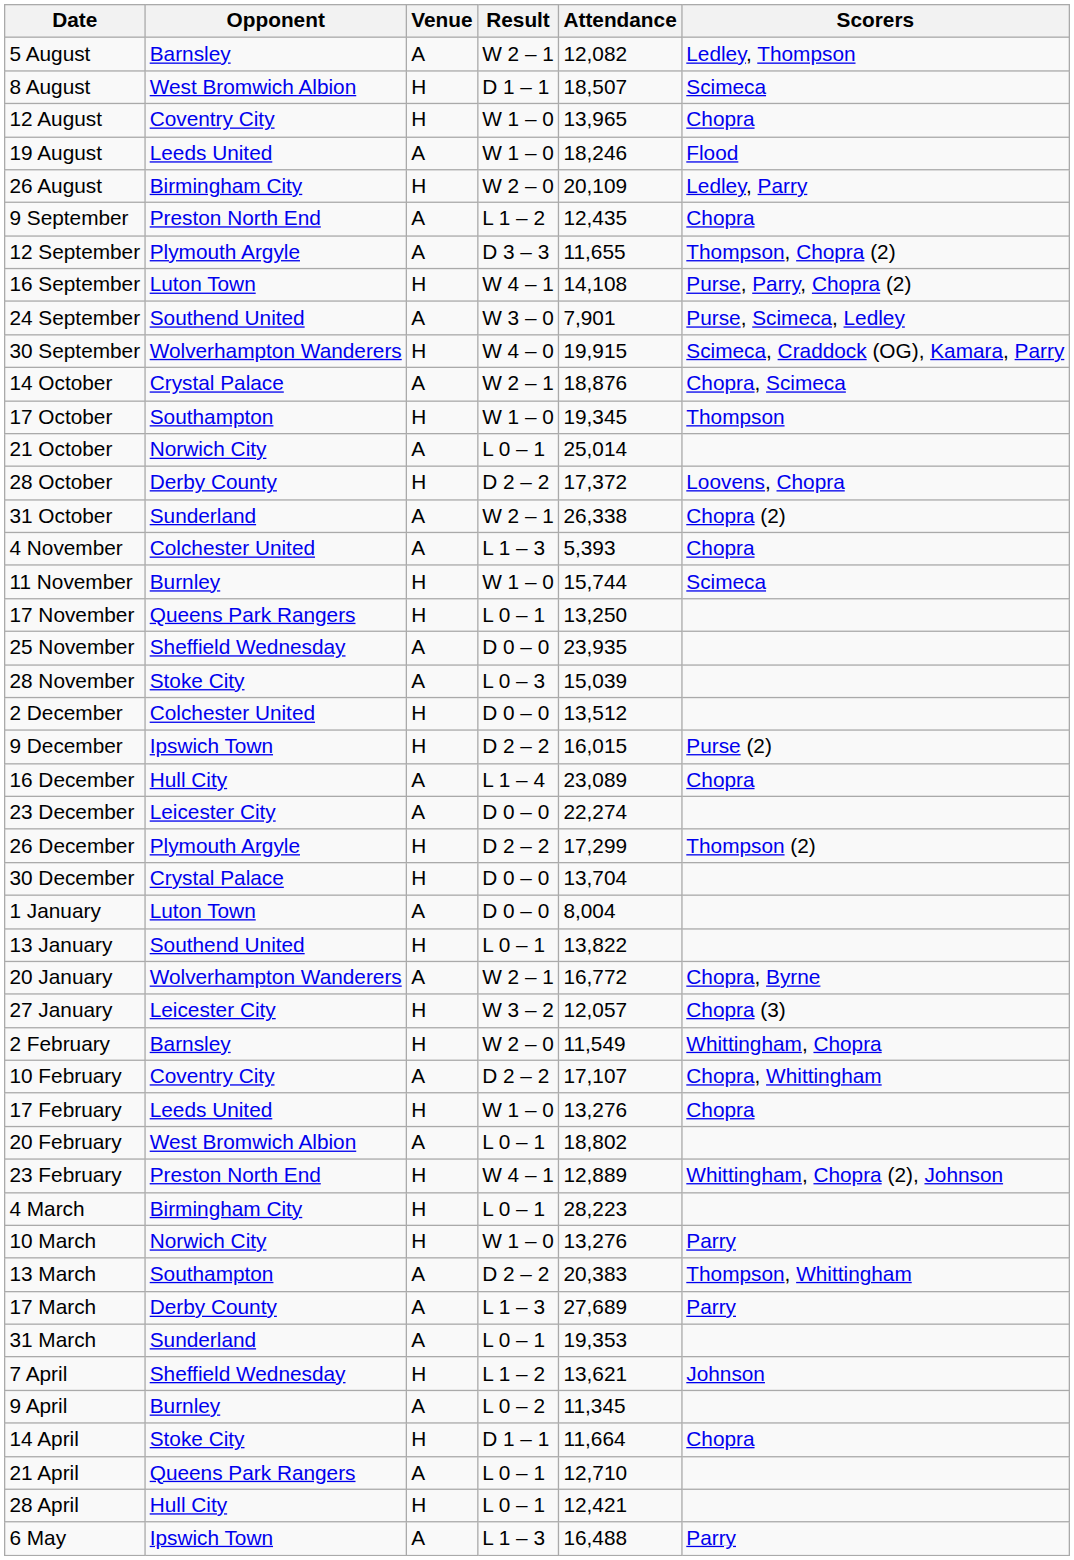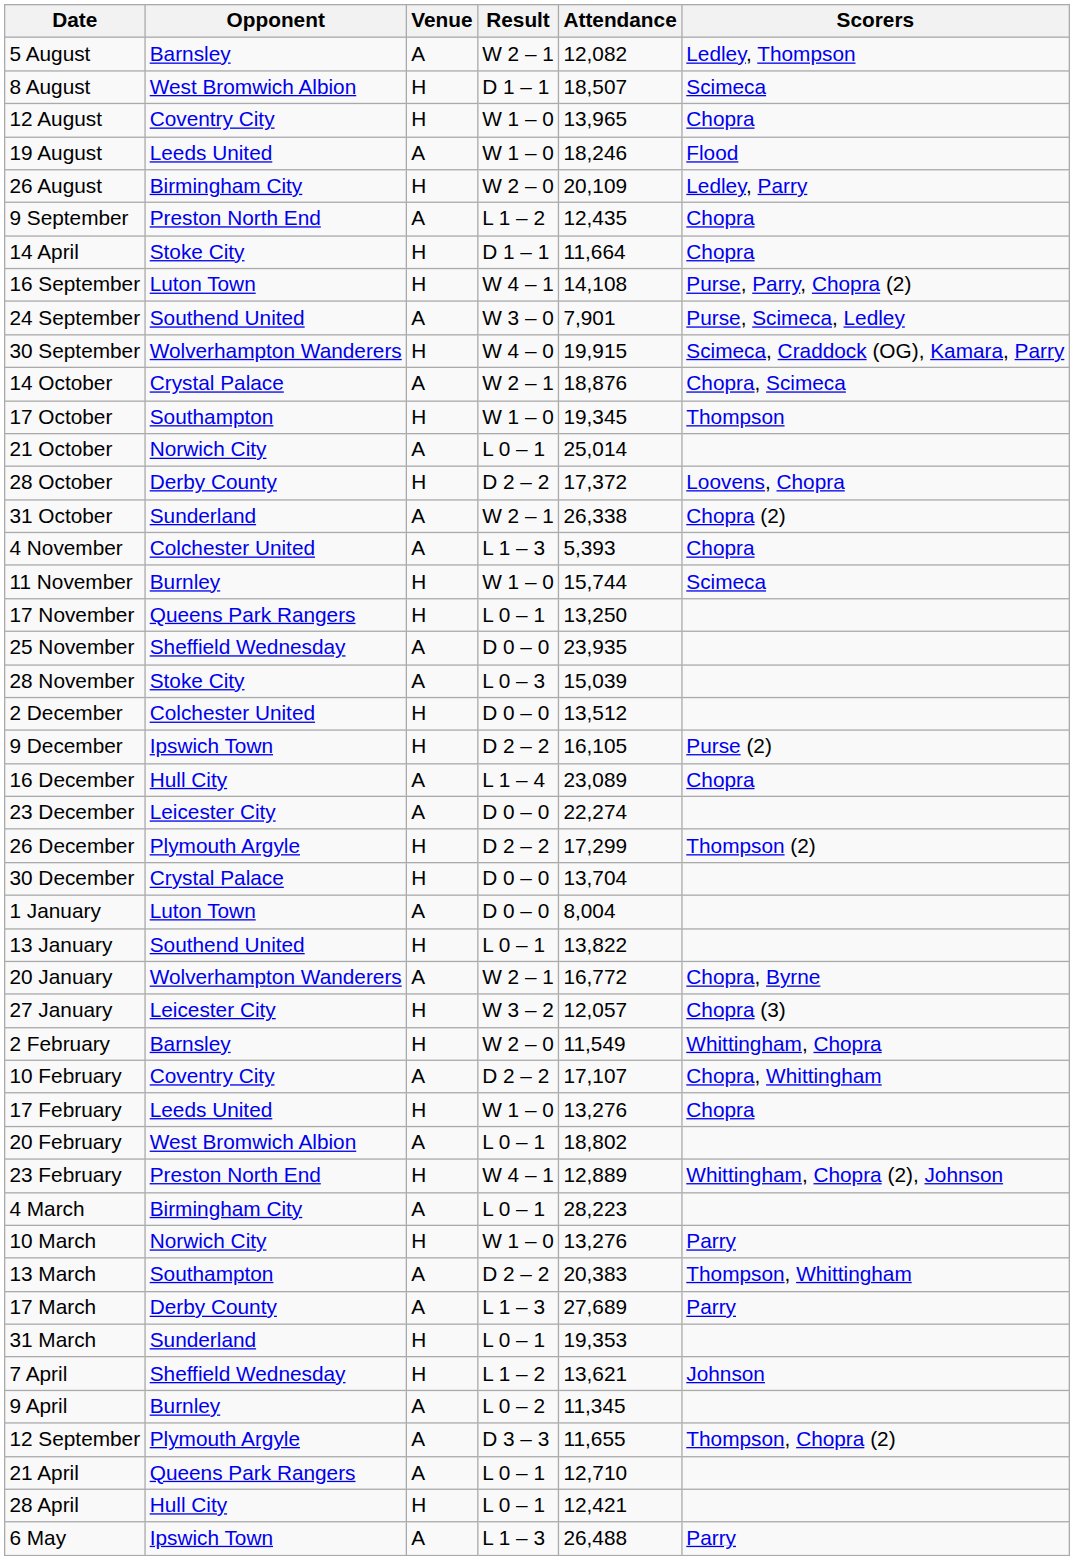rows swapped: (75, 251) <-> (44, 1439)
(595, 746) 16,015 -> (595, 746) 16,105
(419, 1208) H -> (418, 1208) A
(418, 1340) A -> (419, 1340) H
(595, 1538) 16,488 -> (595, 1538) 26,488
